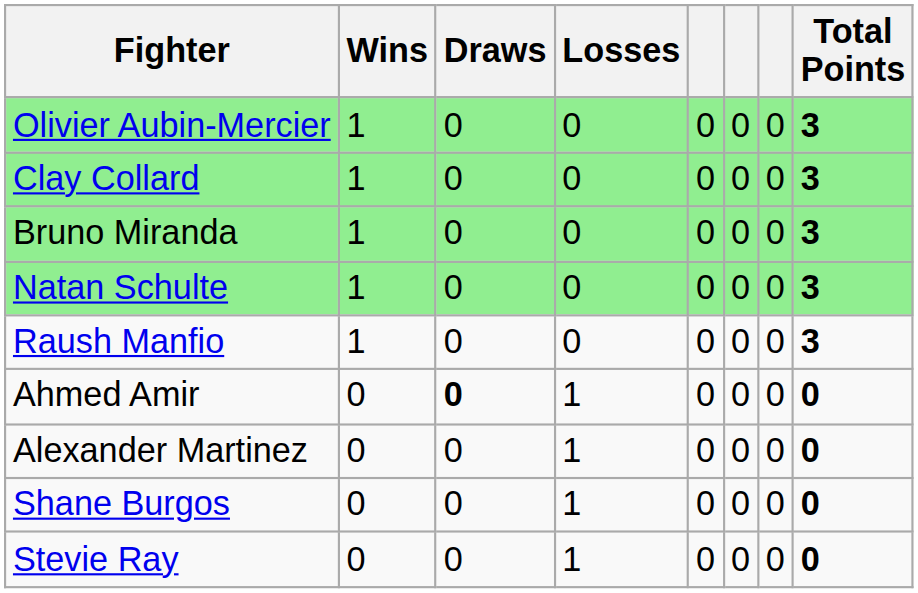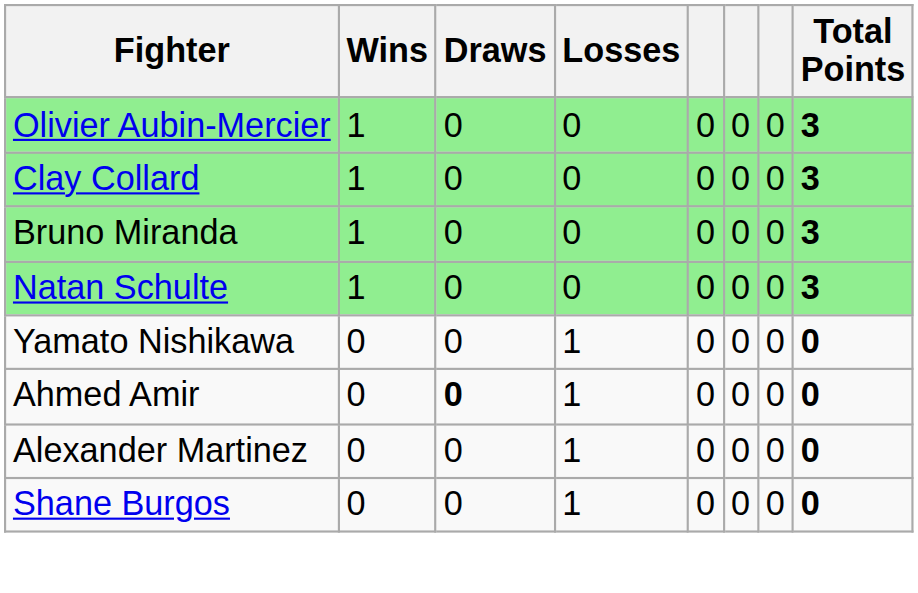- row: (119, 341)
+ row: (153, 341)
- row: (96, 558)
